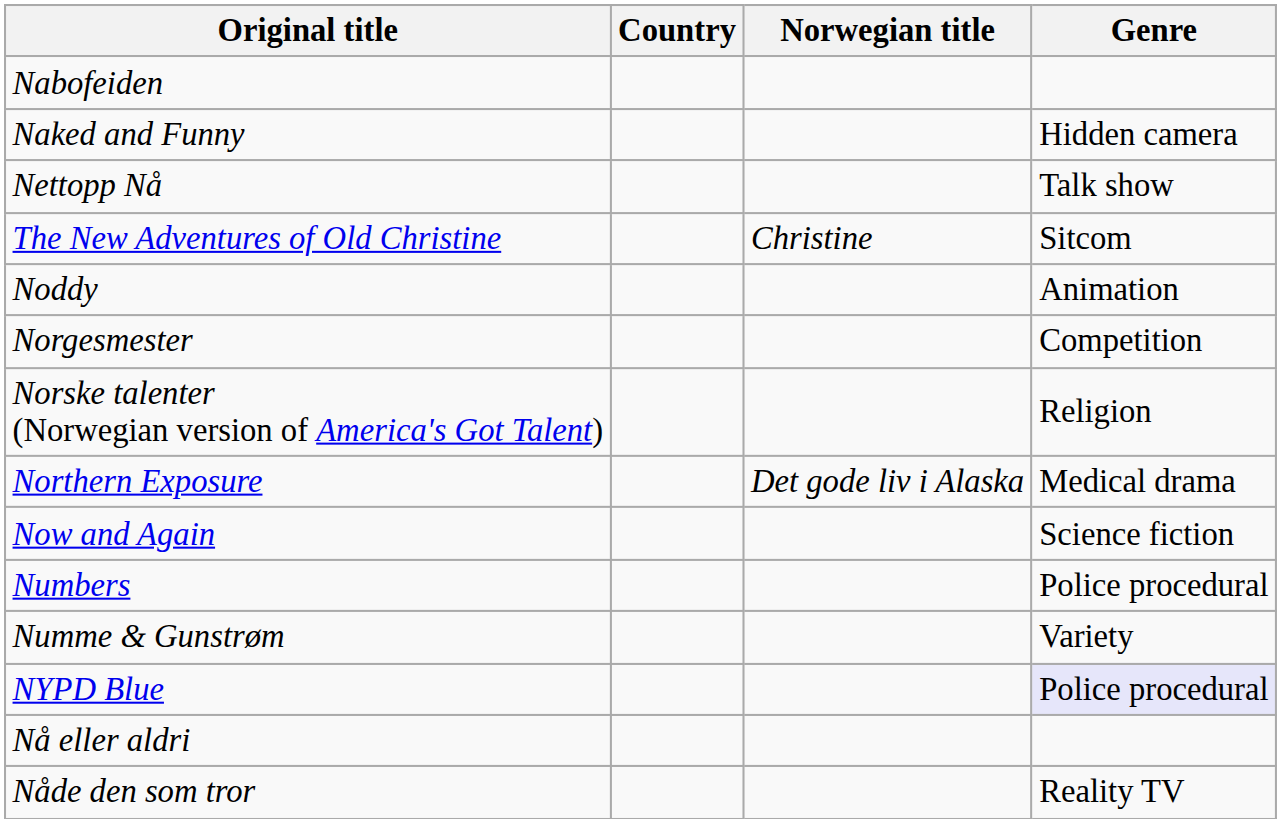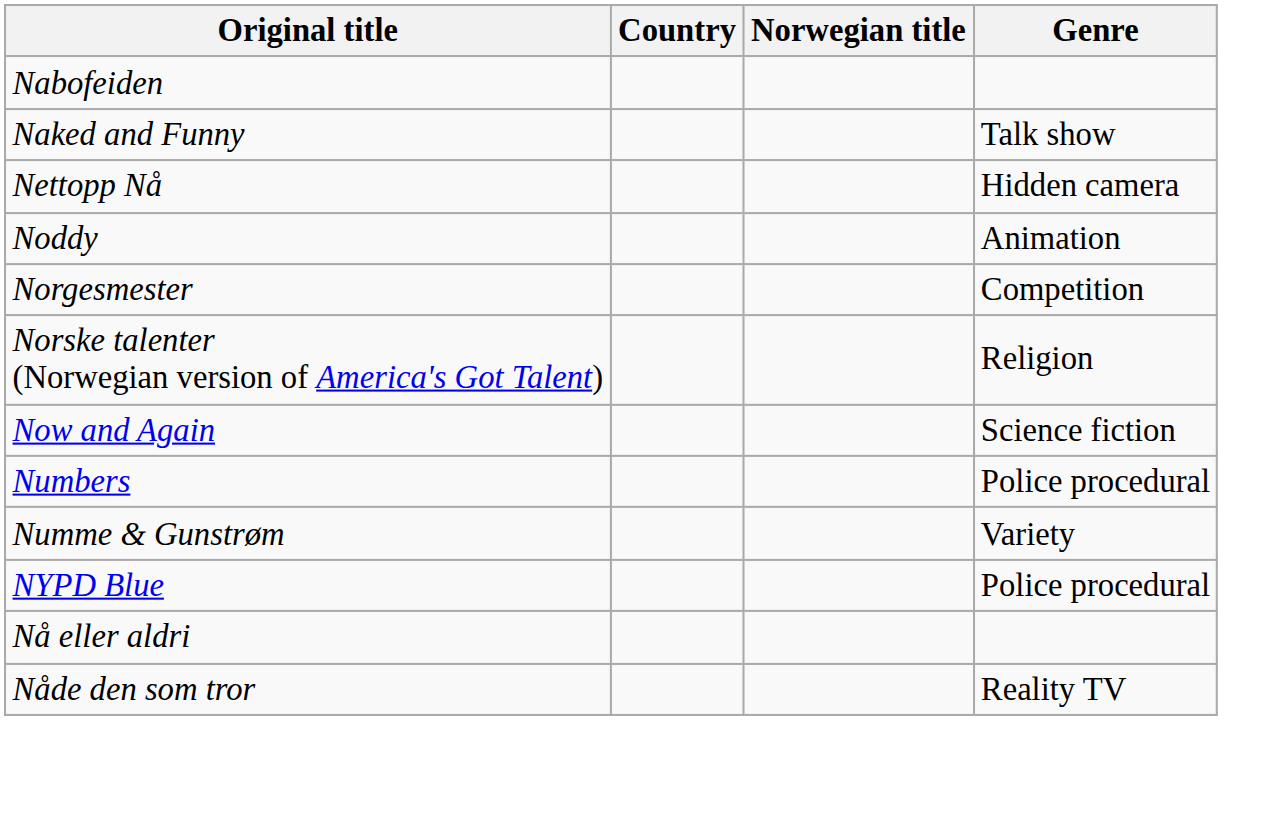(1138, 133) Hidden camera -> (1048, 133) Talk show
(1107, 185) Talk show -> (1080, 185) Hidden camera
- row: (257, 237)
- row: (138, 481)
(1154, 688) lavender background -> (1096, 584) no background
